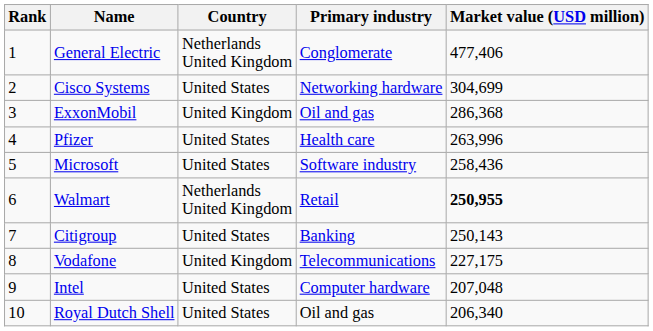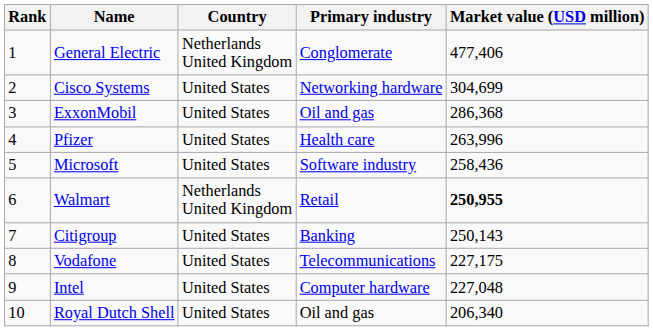(237, 113) United Kingdom -> (226, 113) United States
(237, 261) United Kingdom -> (226, 261) United States
(476, 287) 207,048 -> (476, 287) 227,048
